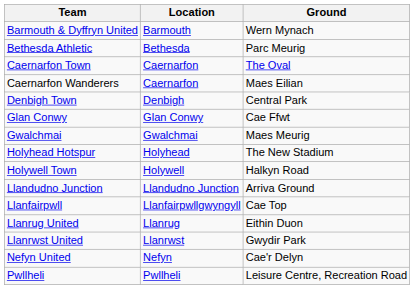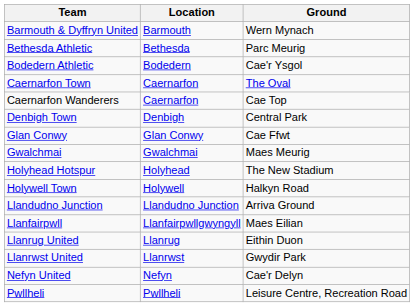+ row: (50, 65)
(274, 83) Maes Eilian -> (266, 100) Cae Top
(266, 205) Cae Top -> (274, 223) Maes Eilian
